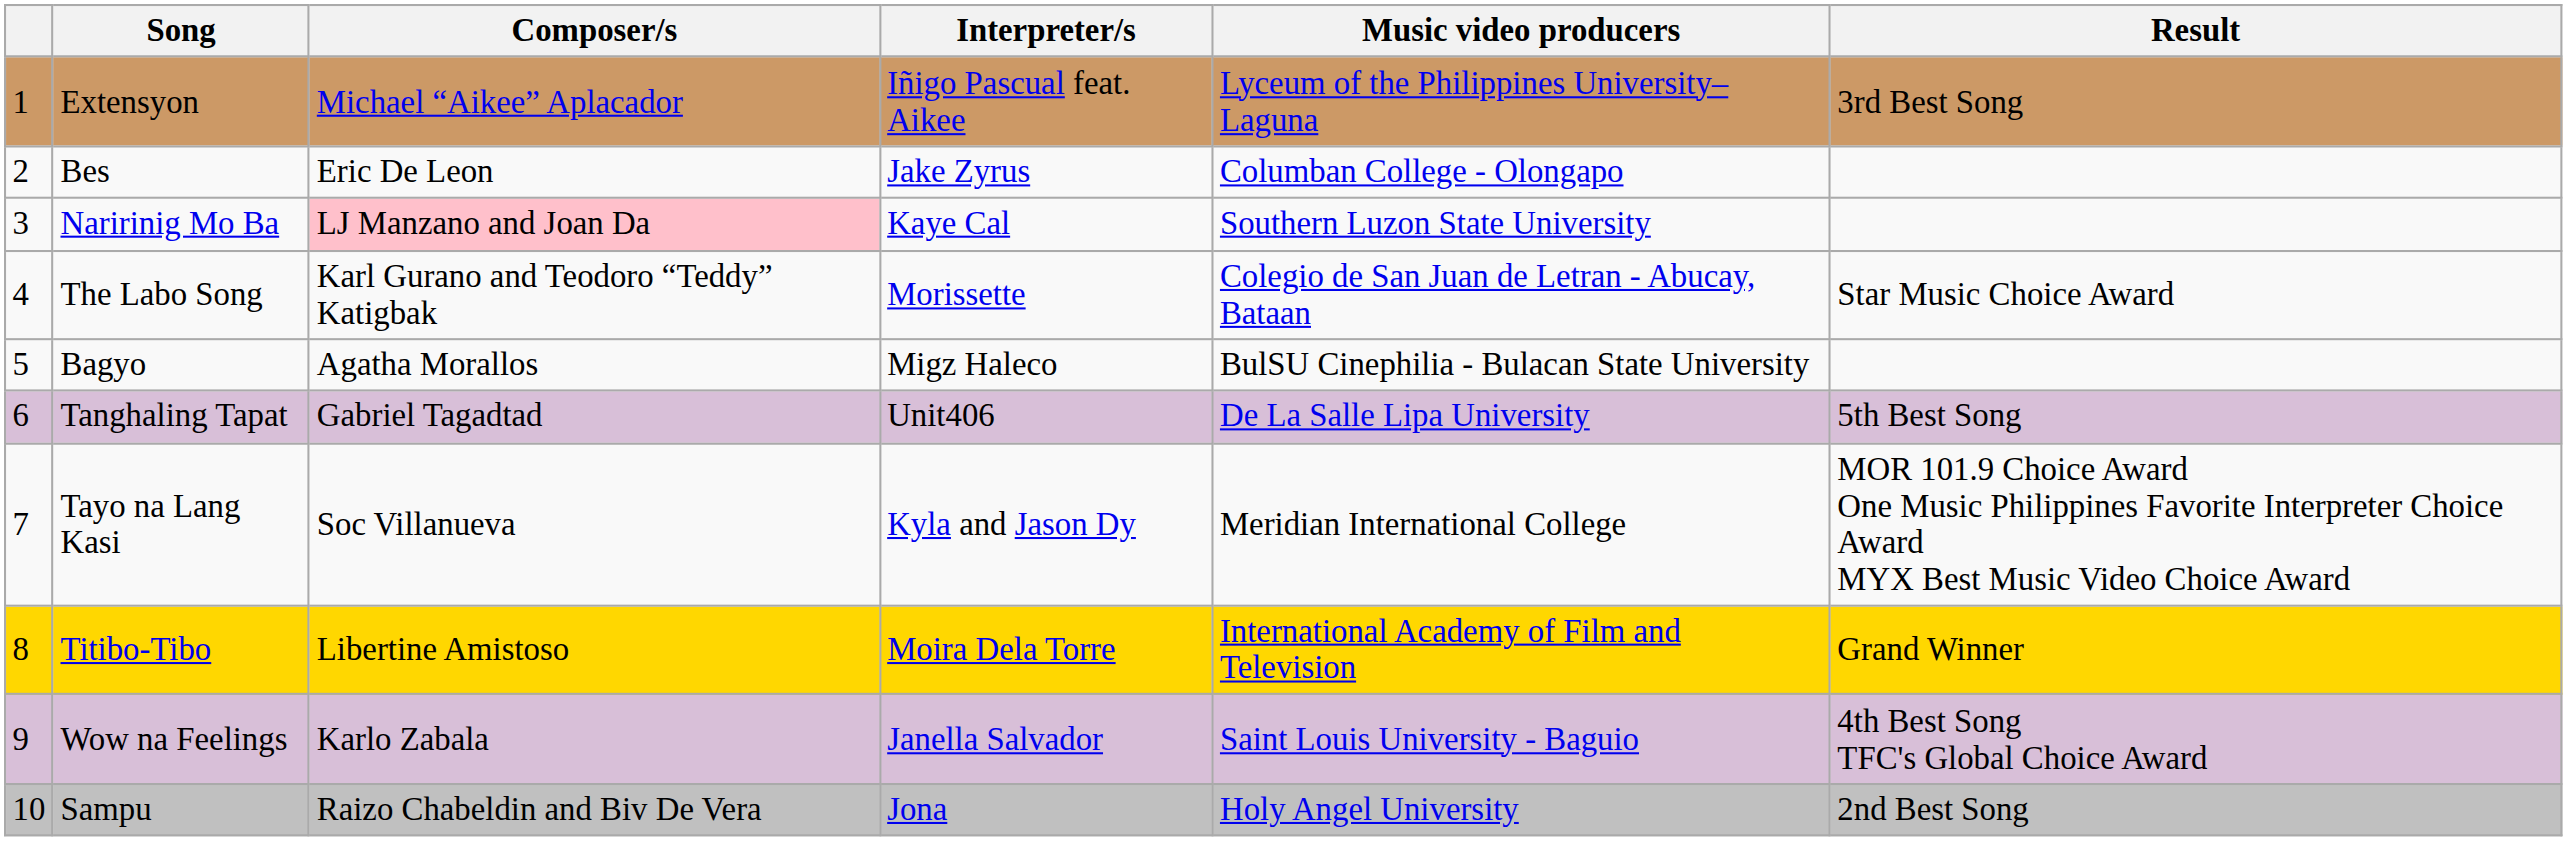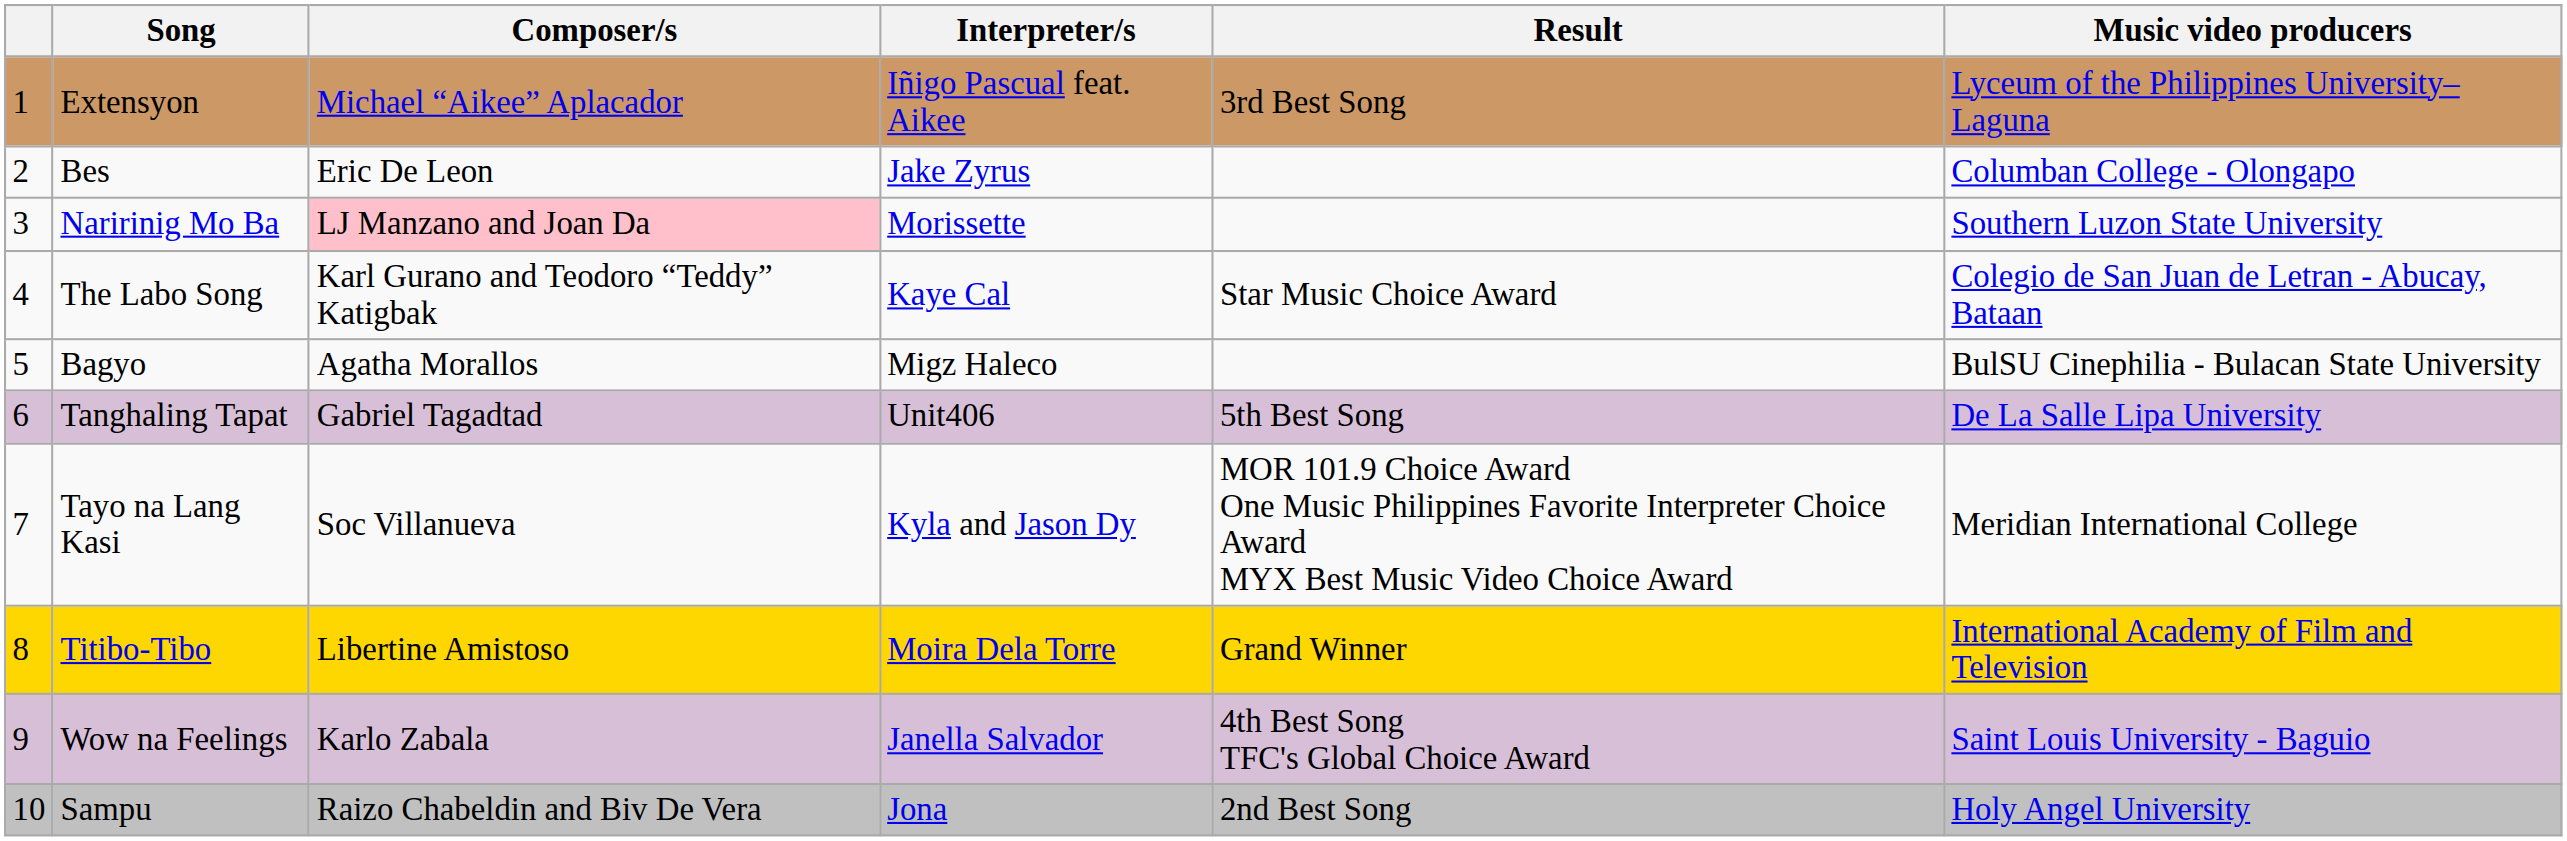columns swapped: (1521, 30) <-> (2196, 30)
(949, 223) Kaye Cal -> (956, 223) Morissette
(956, 293) Morissette -> (949, 293) Kaye Cal
